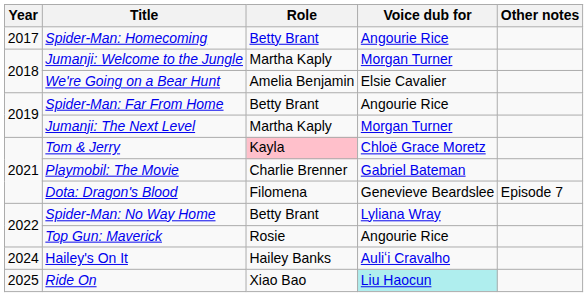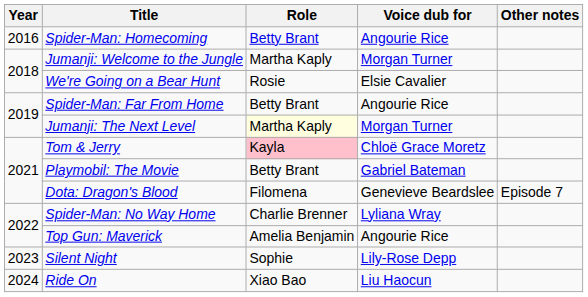(23, 38) 2017 -> (23, 38) 2016
(302, 82) Amelia Benjamin -> (267, 82) Rosie
(291, 126) no background -> (291, 126) lightyellow background
(298, 170) Charlie Brenner -> (284, 170) Betty Brant
(284, 215) Betty Brant -> (298, 215) Charlie Brenner
(267, 237) Rosie -> (302, 237) Amelia Benjamin
+ row: (81, 259)
- row: (87, 259)
(23, 281) 2025 -> (23, 281) 2024
(396, 281) paleturquoise background -> (396, 281) no background
